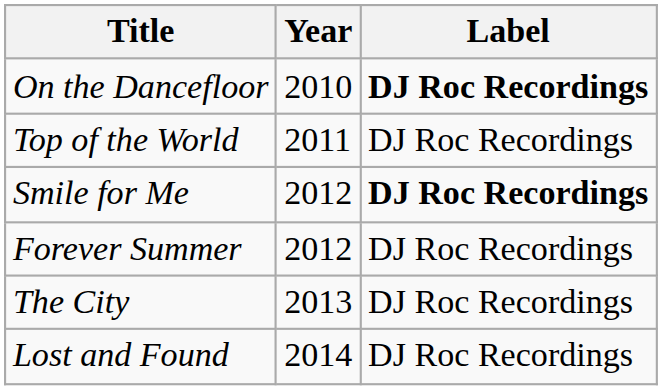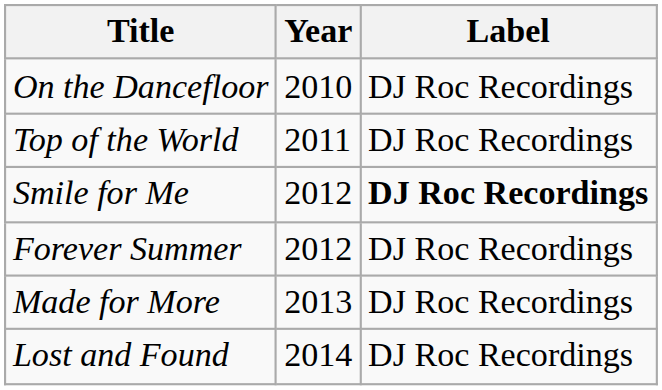(508, 85) bold -> (501, 85) normal
- row: (71, 301)
+ row: (116, 301)
